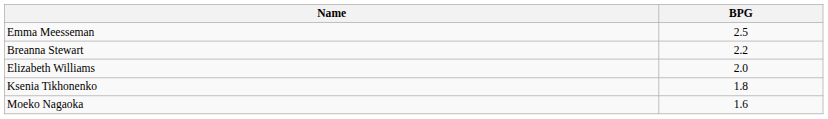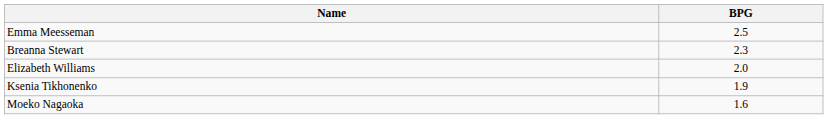(741, 50) 2.2 -> (741, 50) 2.3
(741, 86) 1.8 -> (741, 86) 1.9
